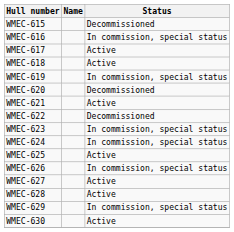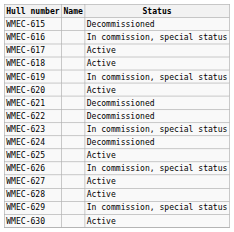(121, 90) Decommissioned -> (101, 90) Active
(101, 103) Active -> (121, 103) Decommissioned
(157, 142) In commission, special status -> (121, 142) Decommissioned
